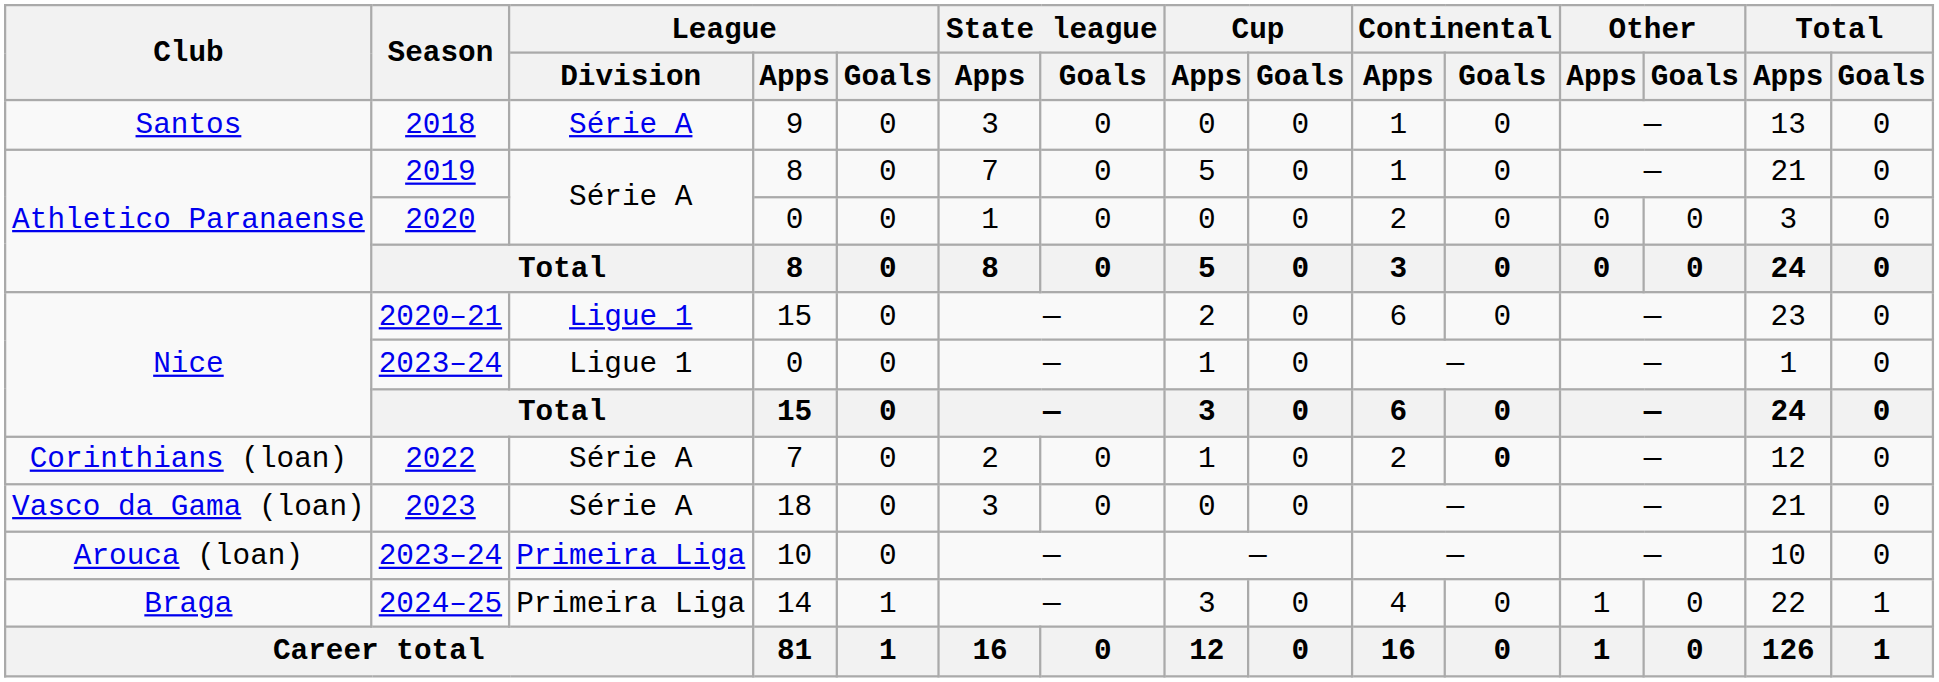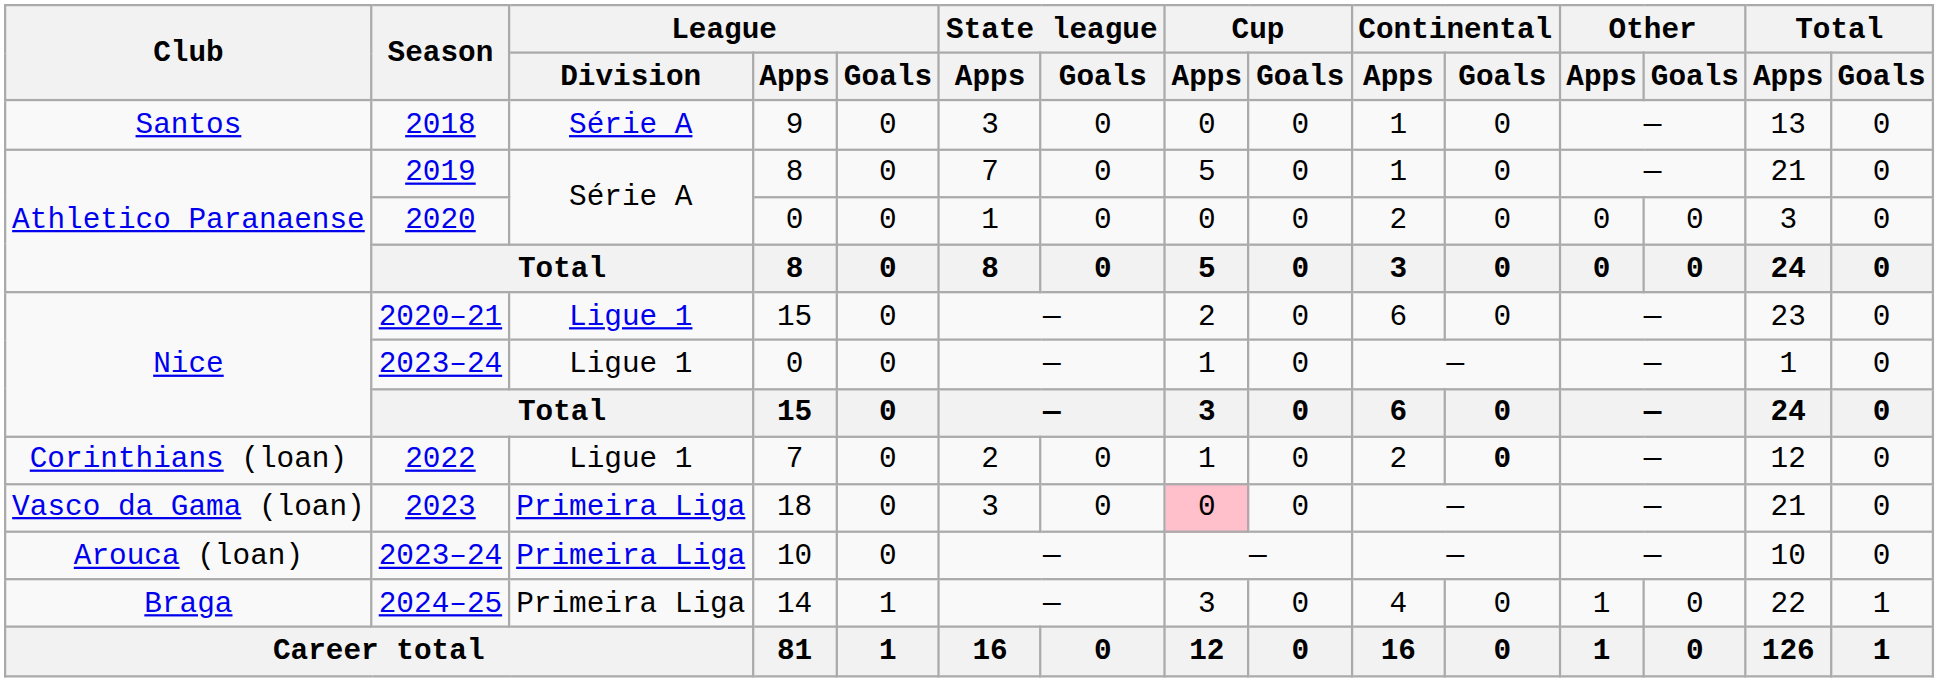(631, 460) Série A -> (631, 460) Ligue 1
(631, 508) Série A -> (631, 508) Primeira Liga
(1207, 508) no background -> (1207, 508) pink background
